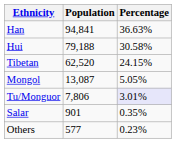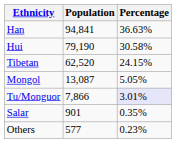(80, 46) 79,188 -> (80, 46) 79,190
(77, 96) 7,806 -> (77, 96) 7,866
